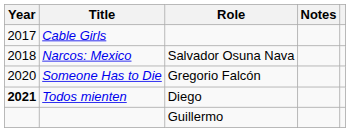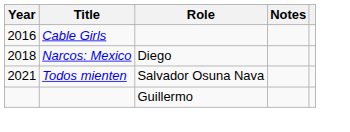(22, 35) 2017 -> (22, 35) 2016
(231, 55) Salvador Osuna Nava -> (154, 55) Diego
- row: (102, 76)
(22, 96) bold -> (22, 76) normal
(185, 96) Diego -> (201, 76) Salvador Osuna Nava
